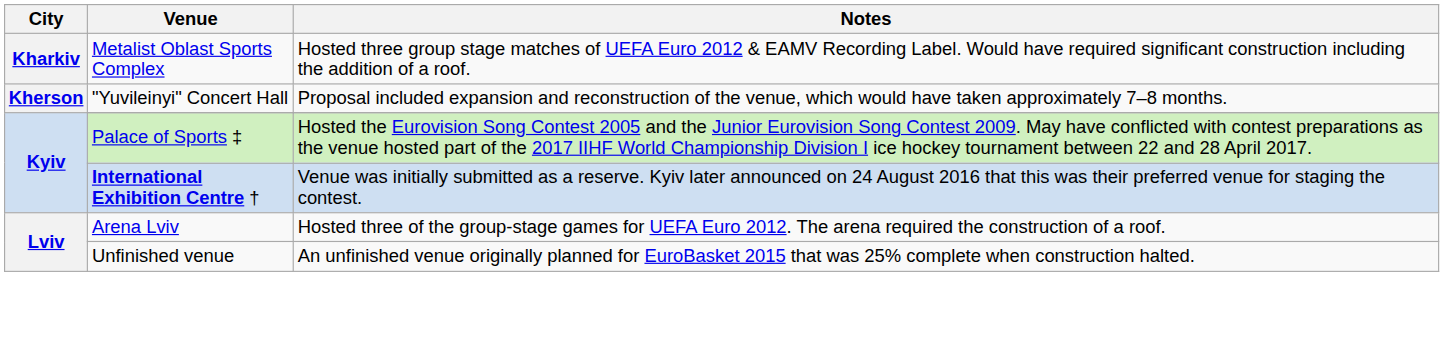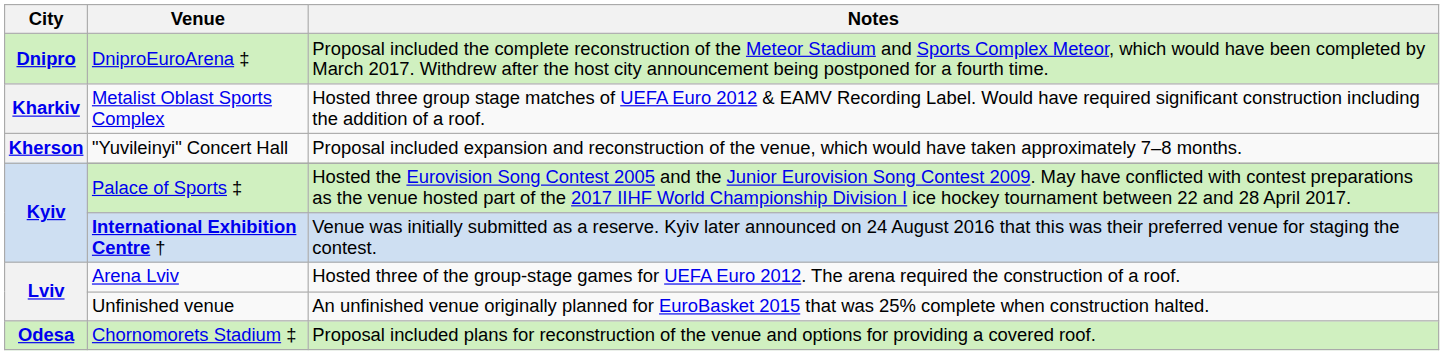+ row: (171, 58)
+ row: (194, 335)
